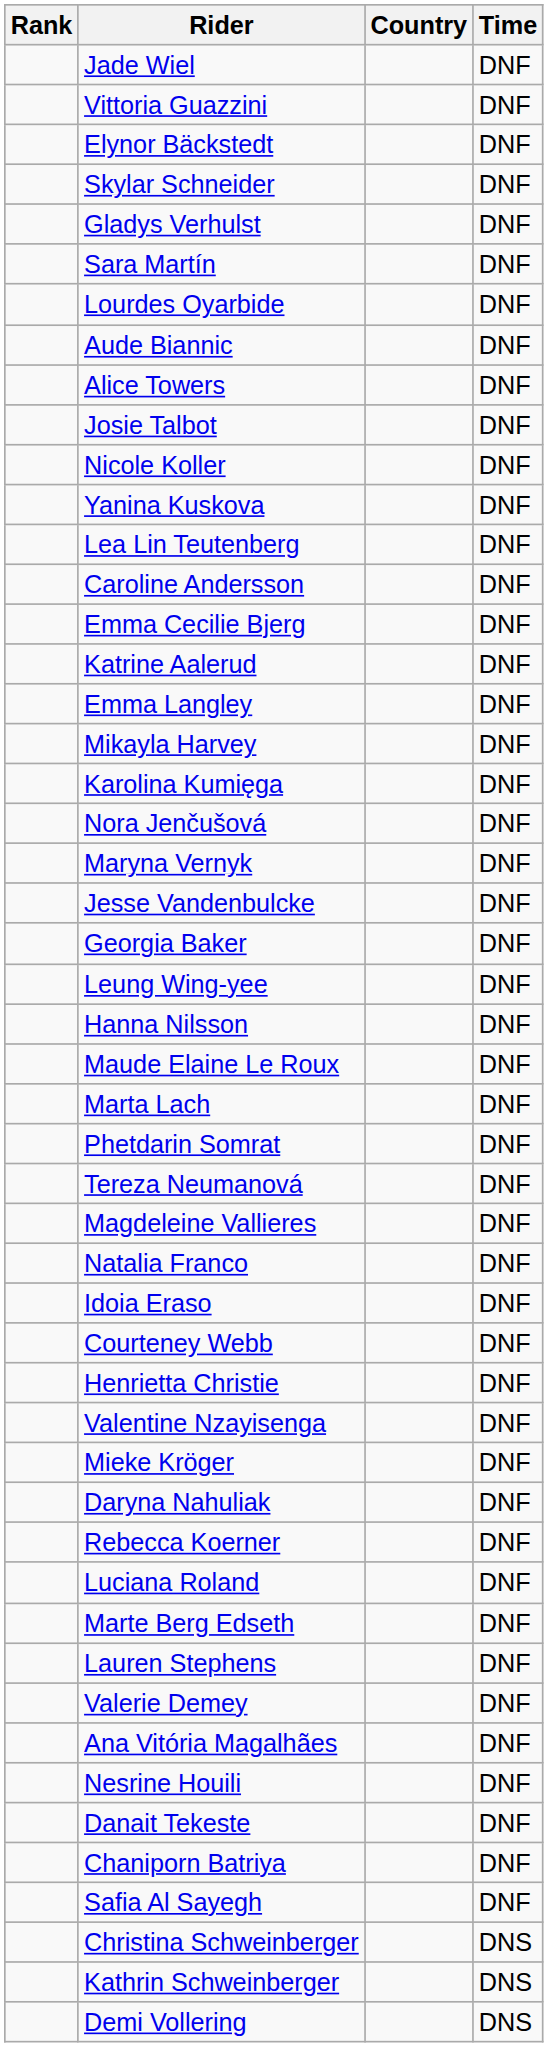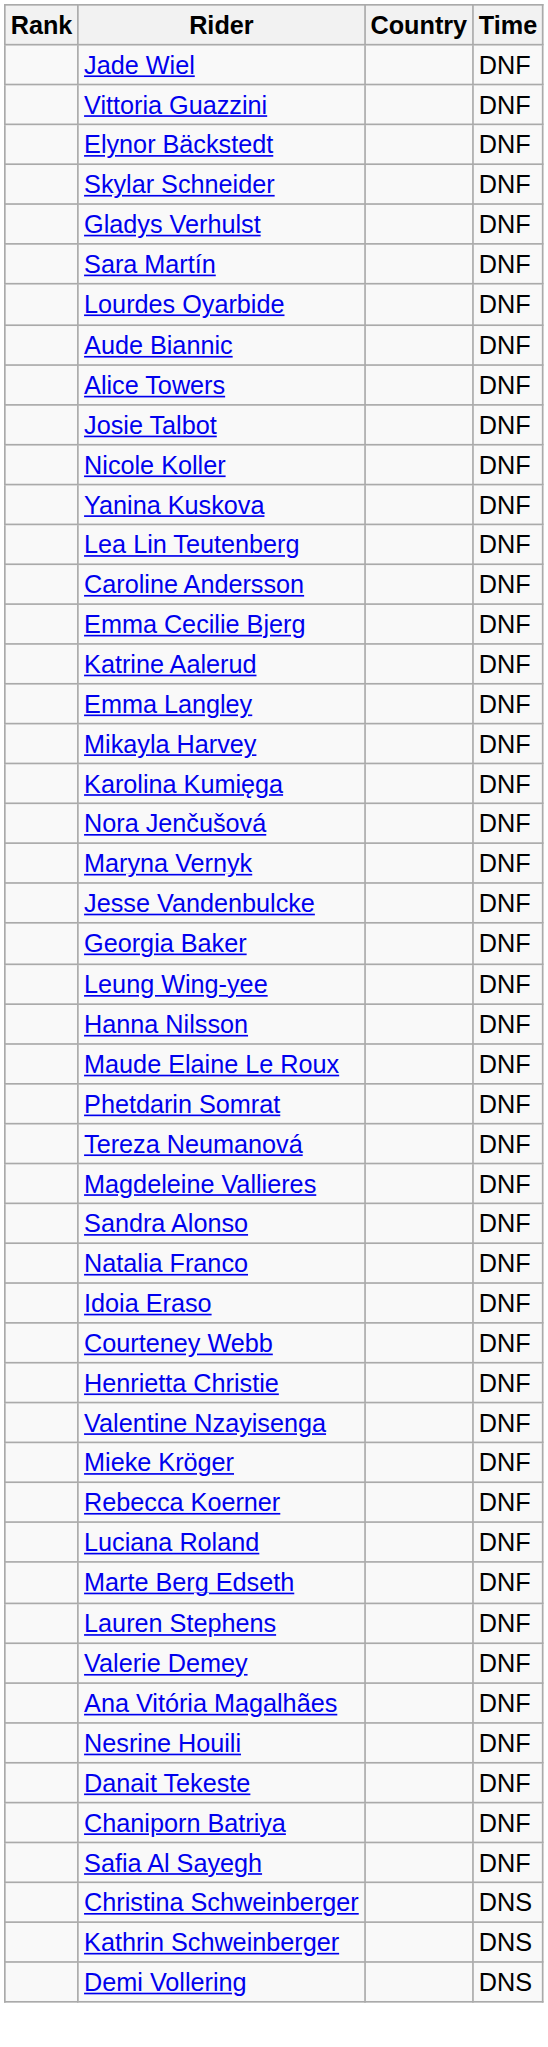- row: (147, 1103)
+ row: (166, 1223)
- row: (177, 1503)
